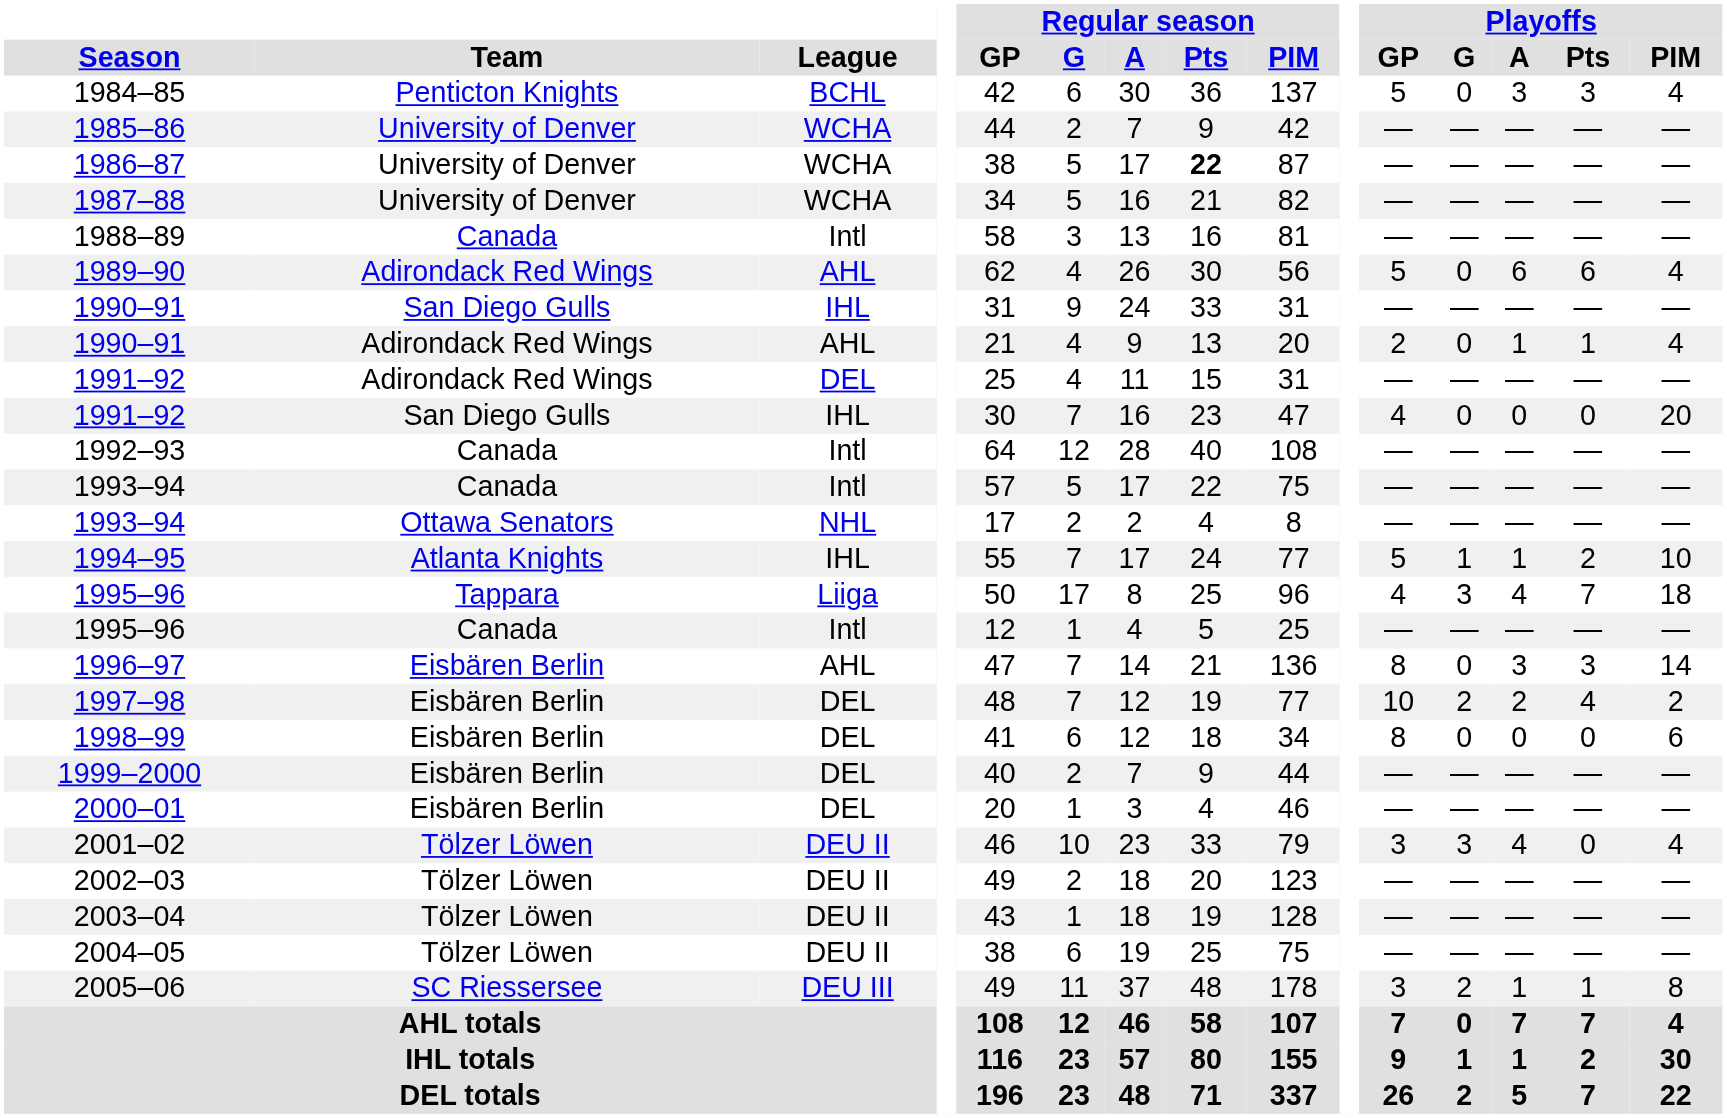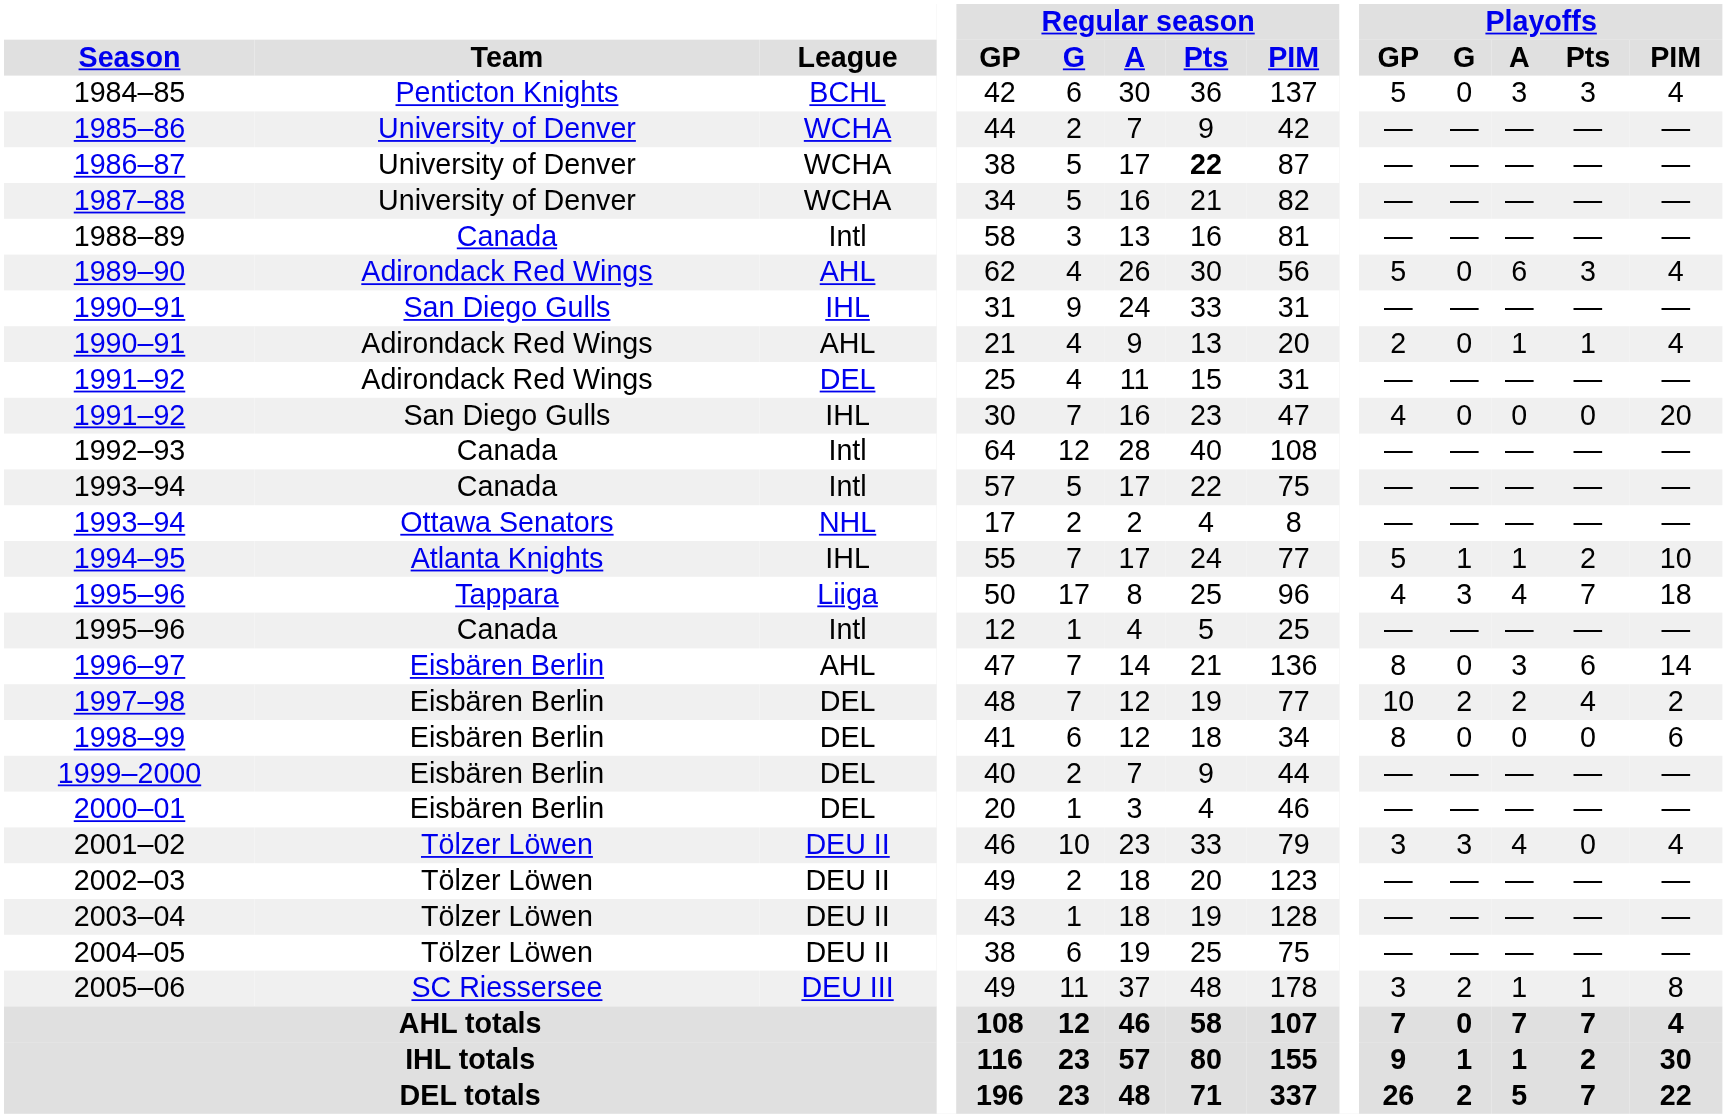(1588, 272) 6 -> (1588, 272) 3
(1588, 665) 3 -> (1588, 665) 6
